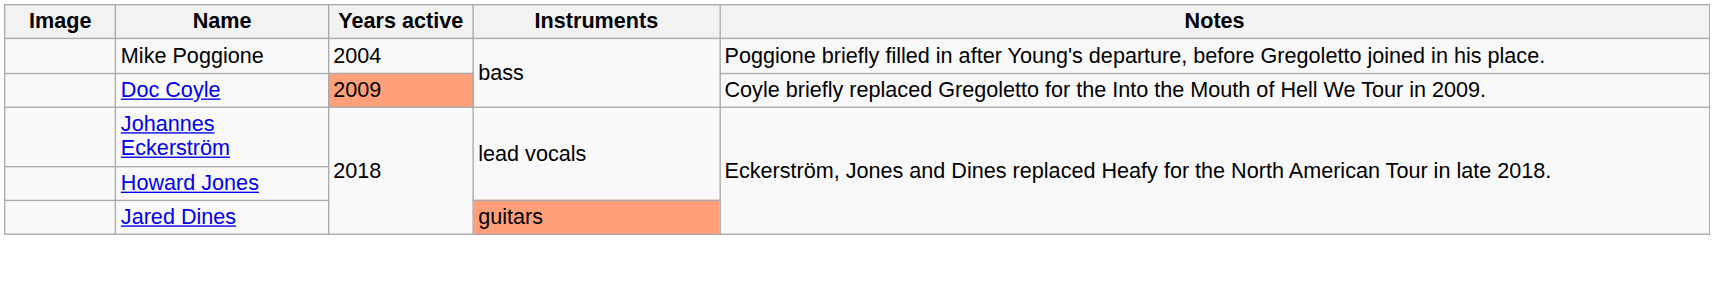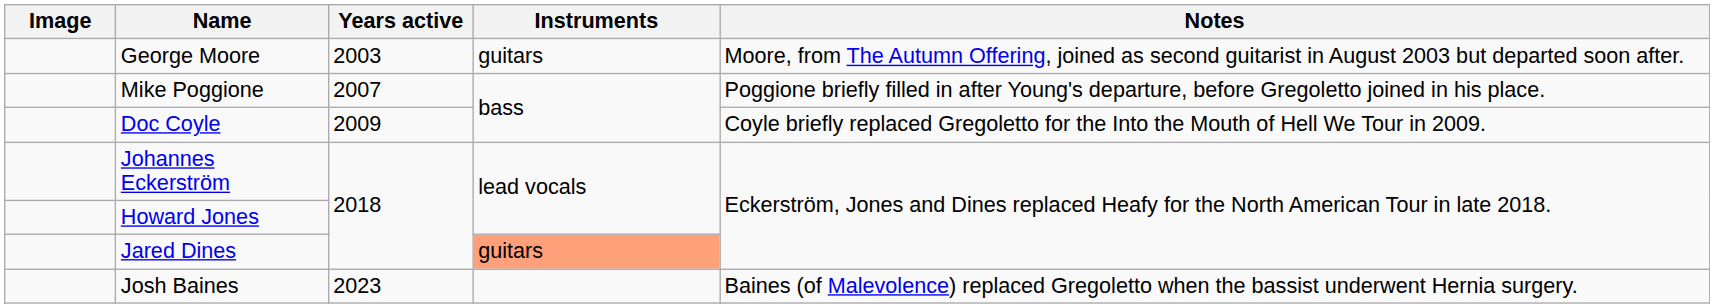+ row: (191, 55)
(357, 55) 2004 -> (357, 90) 2007
(357, 90) lightsalmon background -> (357, 124) no background
+ row: (180, 285)
